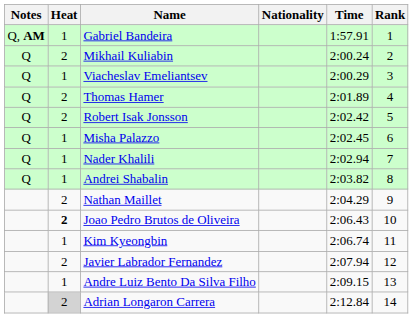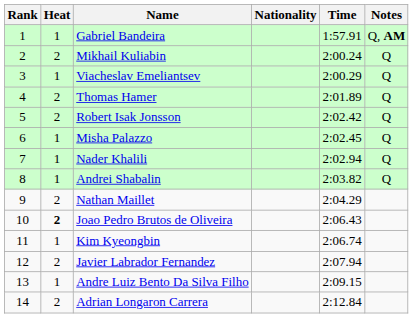columns swapped: (390, 14) <-> (26, 14)
(64, 302) lightgrey background -> (57, 302) no background
